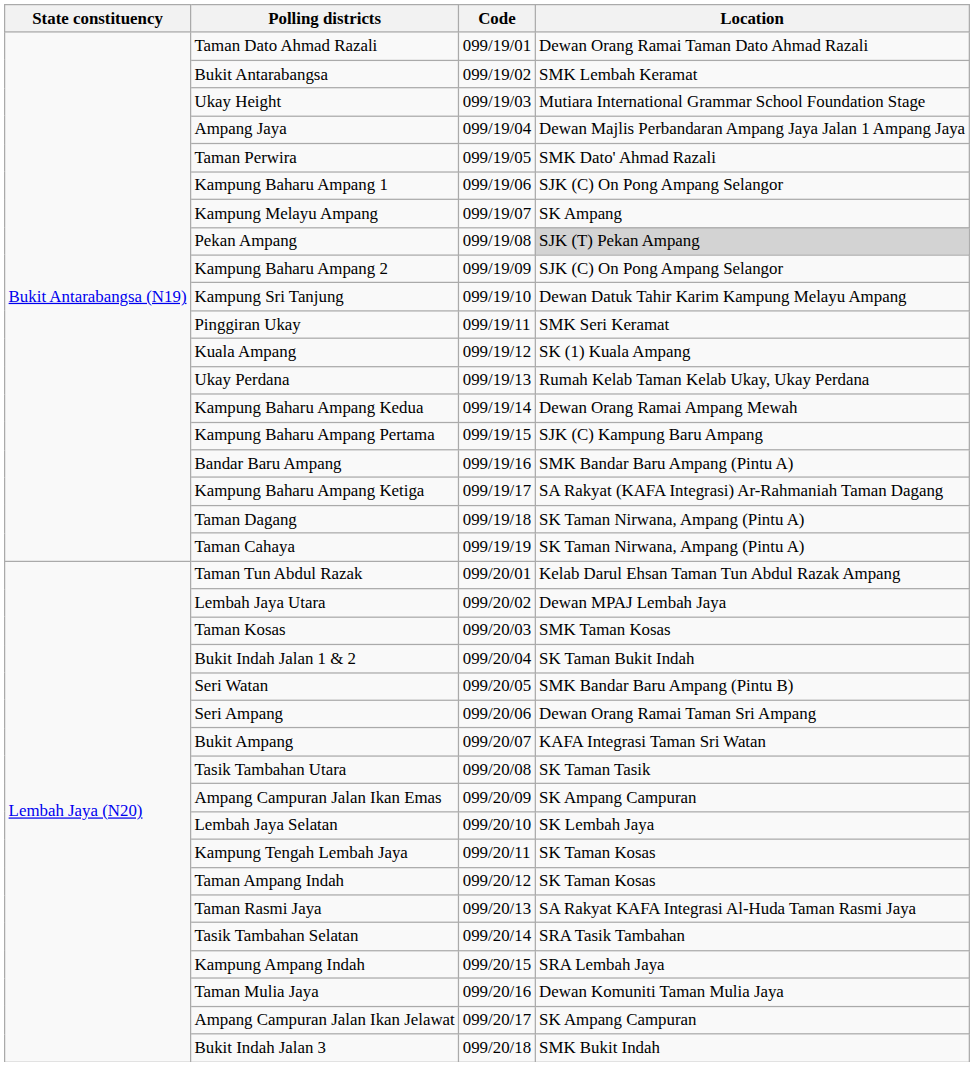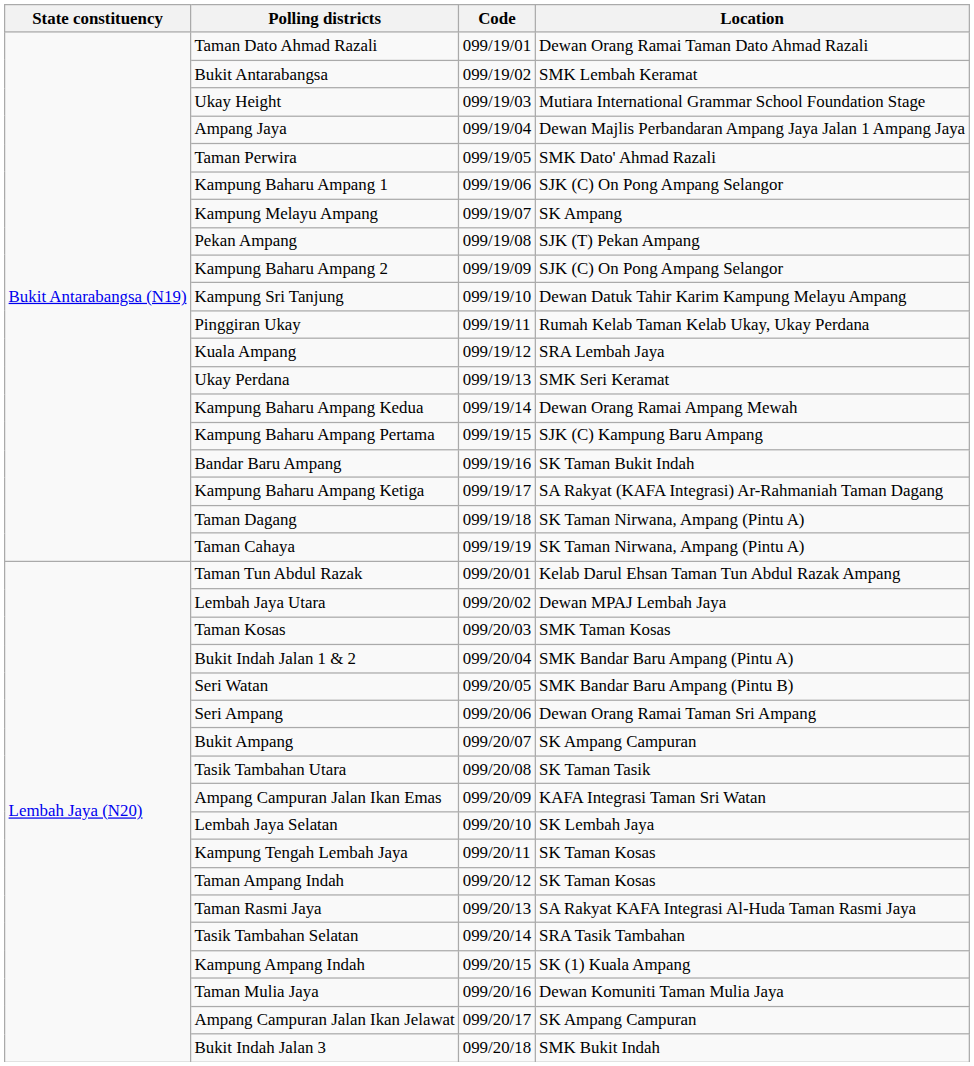(619, 240) lightgrey background -> (619, 240) no background
(604, 324) SMK Seri Keramat -> (704, 324) Rumah Kelab Taman Kelab Ukay, Ukay Perdana
(615, 351) SK (1) Kuala Ampang -> (602, 351) SRA Lembah Jaya
(704, 379) Rumah Kelab Taman Kelab Ukay, Ukay Perdana -> (604, 379) SMK Seri Keramat
(666, 463) SMK Bandar Baru Ampang (Pintu A) -> (617, 463) SK Taman Bukit Indah
(617, 657) SK Taman Bukit Indah -> (666, 657) SMK Bandar Baru Ampang (Pintu A)
(653, 741) KAFA Integrasi Taman Sri Watan -> (618, 741) SK Ampang Campuran
(618, 797) SK Ampang Campuran -> (653, 797) KAFA Integrasi Taman Sri Watan
(602, 963) SRA Lembah Jaya -> (615, 963) SK (1) Kuala Ampang
